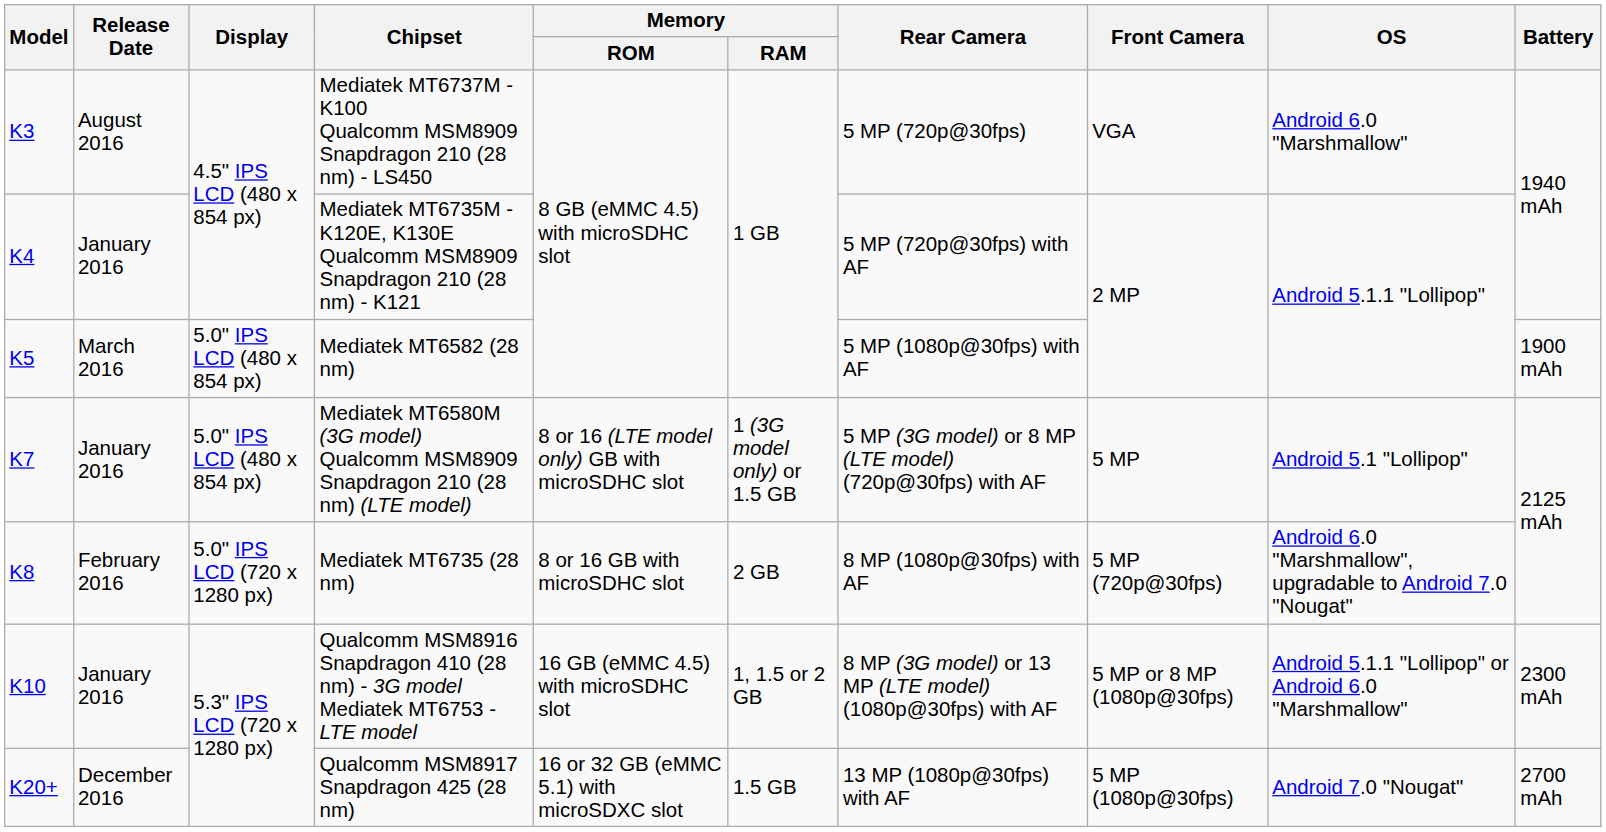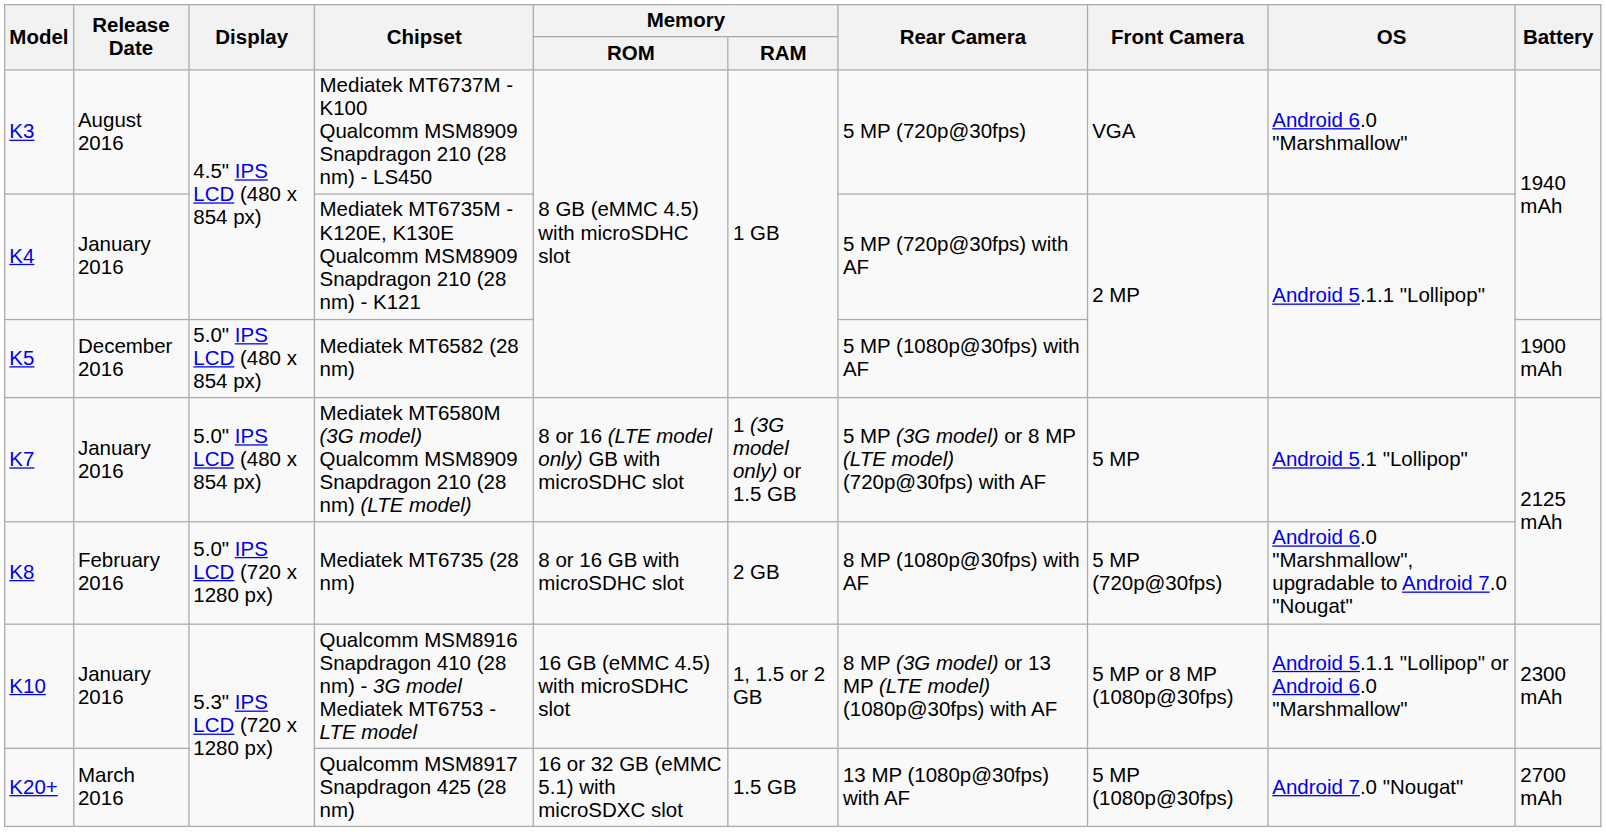(106, 358) March 2016 -> (125, 358) December 2016
(125, 787) December 2016 -> (106, 787) March 2016
